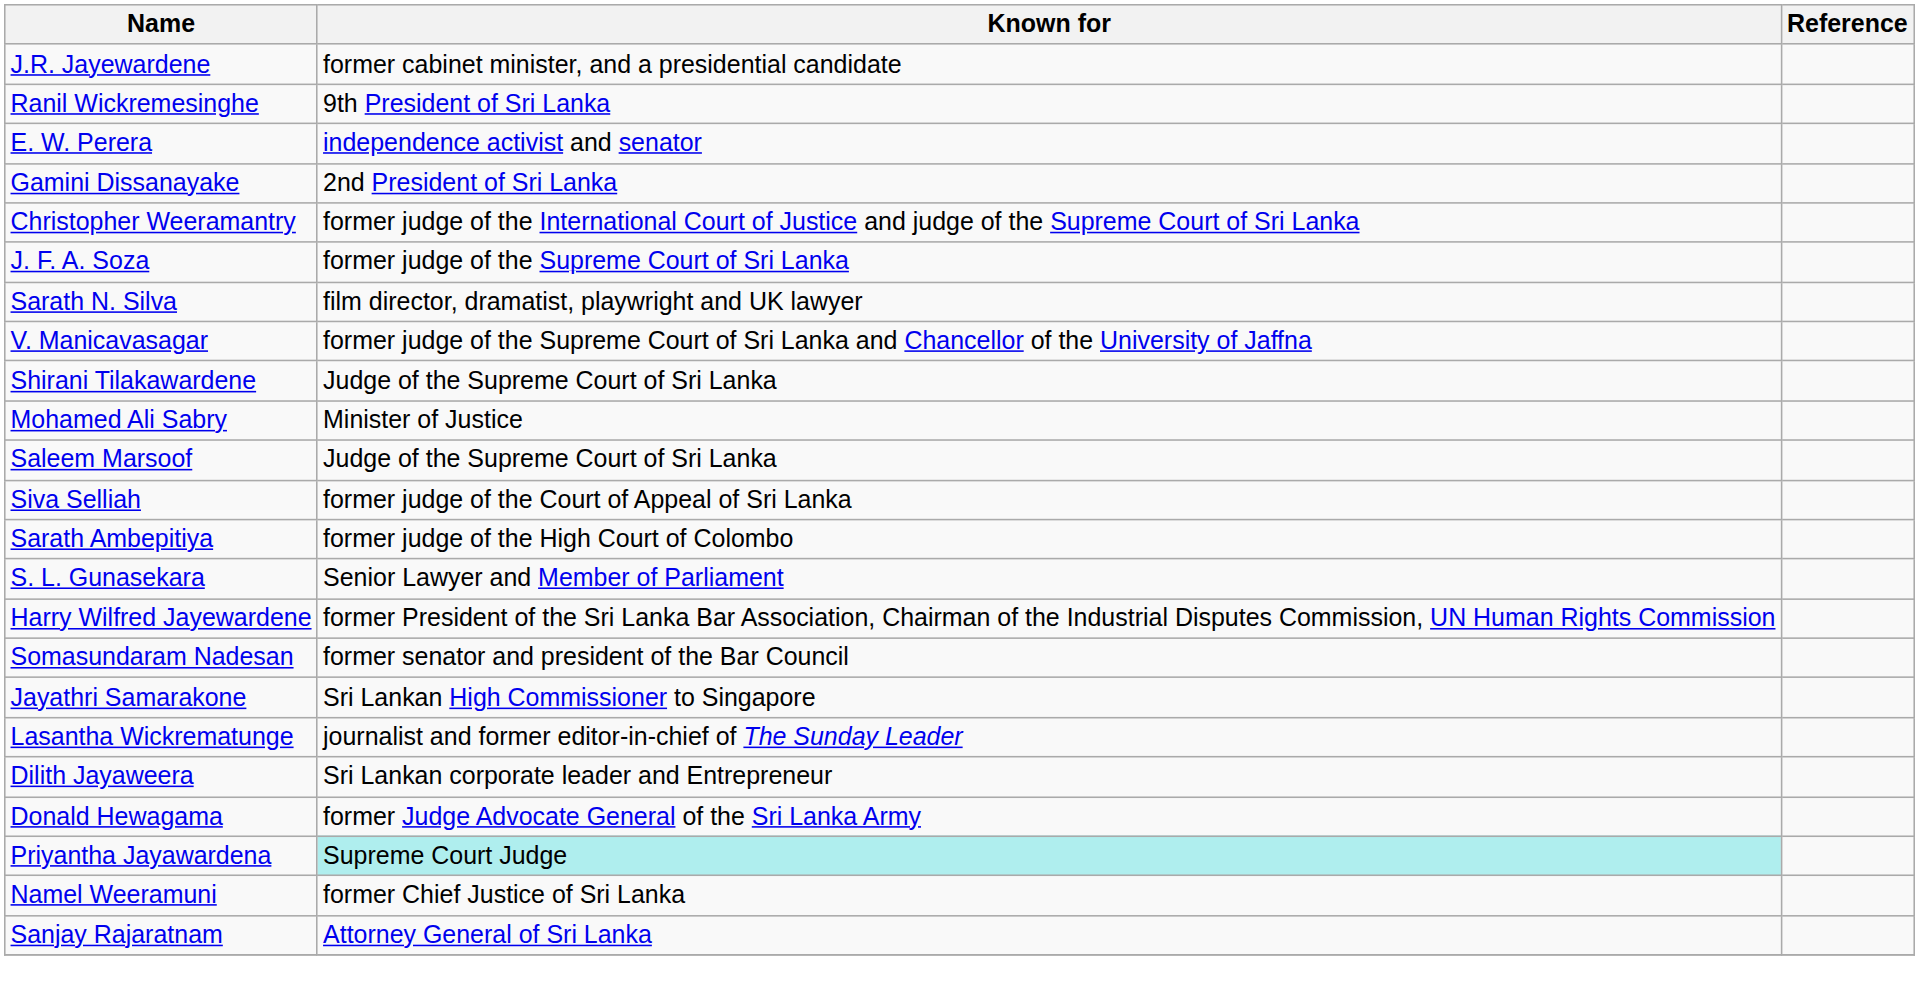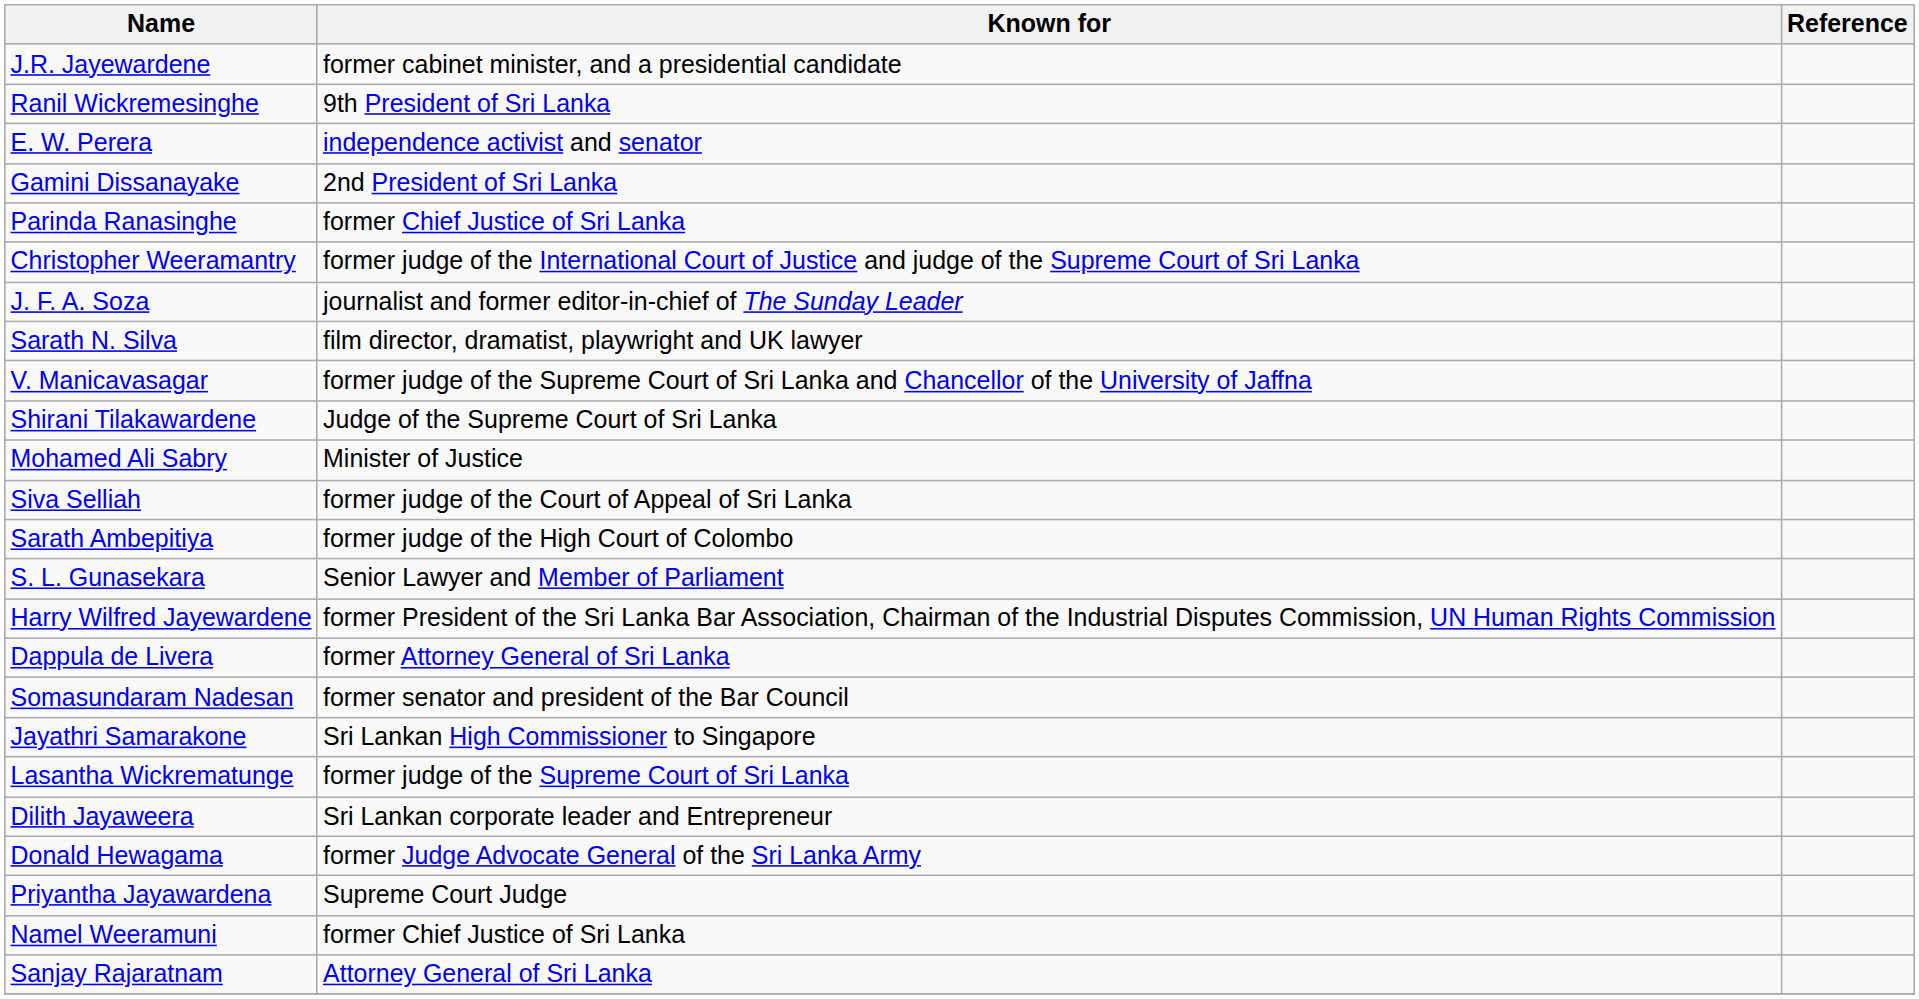+ row: (124, 222)
(586, 261) former judge of the Supreme Court of Sri Lanka -> (643, 301) journalist and former editor-in-chief of The Sunday Leader
- row: (101, 459)
+ row: (112, 657)
(643, 736) journalist and former editor-in-chief of The Sunday Leader -> (586, 776) former judge of the Supreme Court of Sri Lanka
(445, 855) paleturquoise background -> (445, 895) no background
